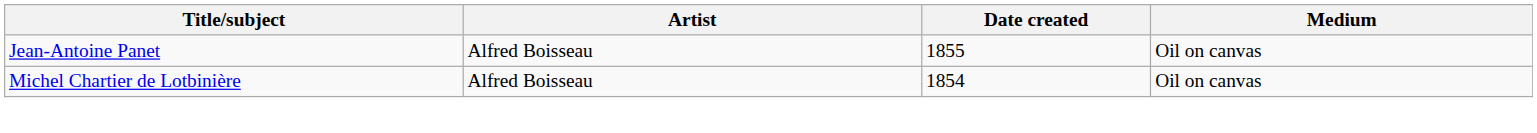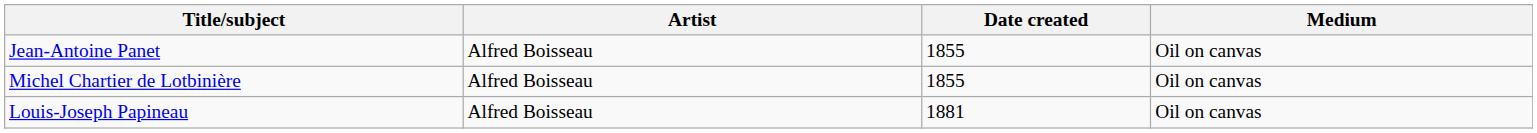(945, 81) 1854 -> (945, 81) 1855
+ row: (99, 111)
